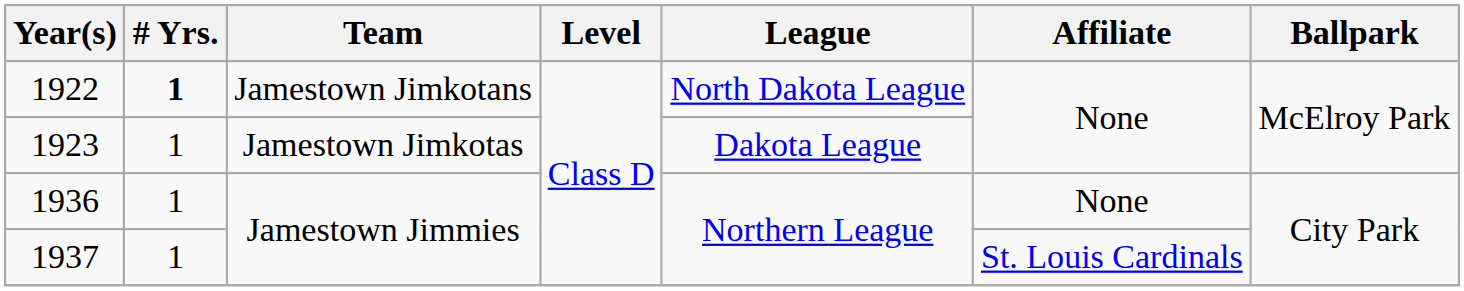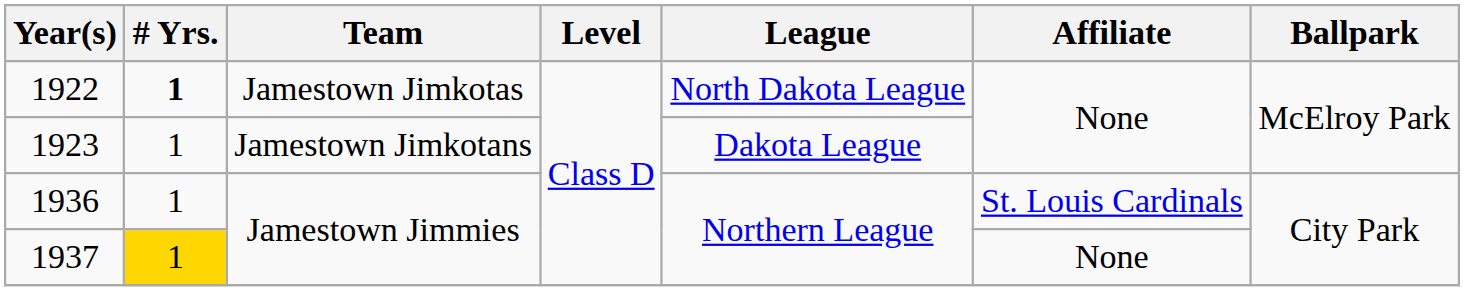(383, 88) Jamestown Jimkotans -> (383, 88) Jamestown Jimkotas
(383, 145) Jamestown Jimkotas -> (383, 145) Jamestown Jimkotans
(1112, 201) None -> (1112, 201) St. Louis Cardinals
(176, 257) no background -> (176, 257) gold background
(1112, 257) St. Louis Cardinals -> (1112, 257) None
